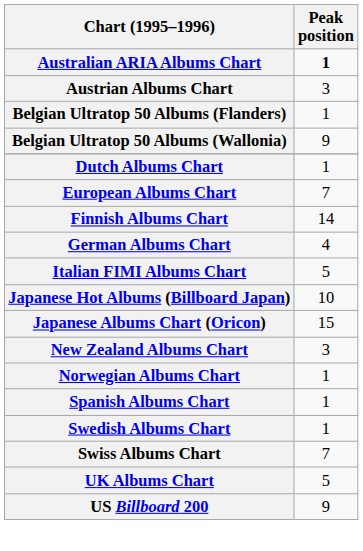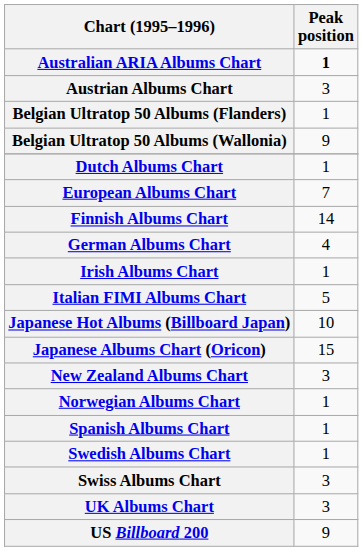+ row: (149, 271)
(326, 454) 7 -> (326, 480) 3
(326, 480) 5 -> (326, 506) 3
